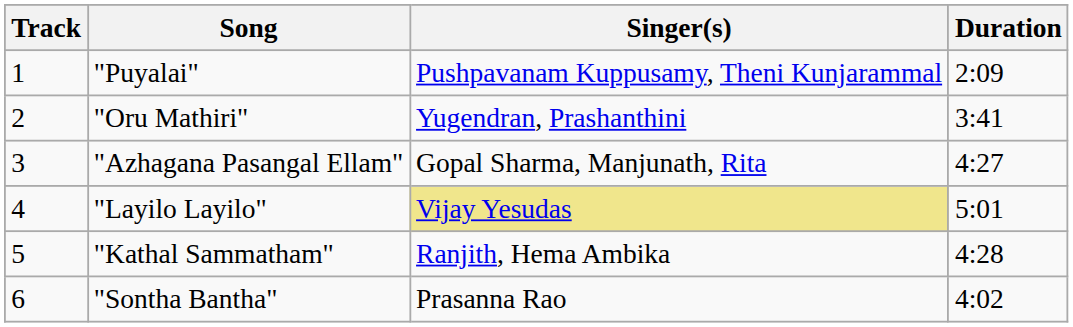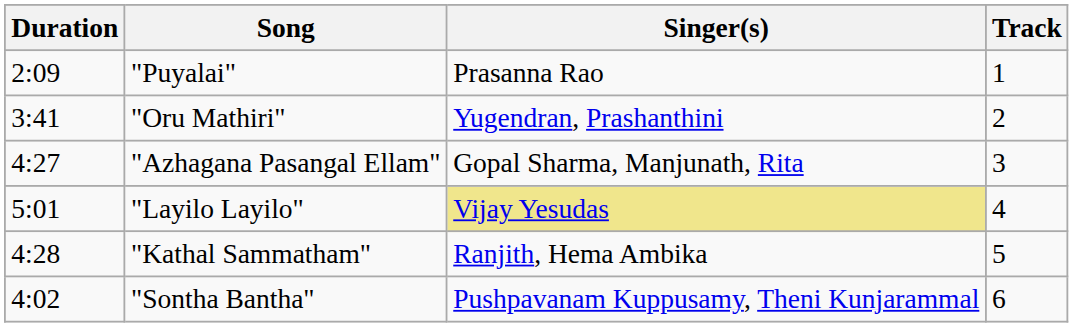columns swapped: (46, 27) <-> (1008, 27)
(679, 72) Pushpavanam Kuppusamy, Theni Kunjarammal -> (528, 72) Prasanna Rao
(491, 299) Prasanna Rao -> (716, 299) Pushpavanam Kuppusamy, Theni Kunjarammal
